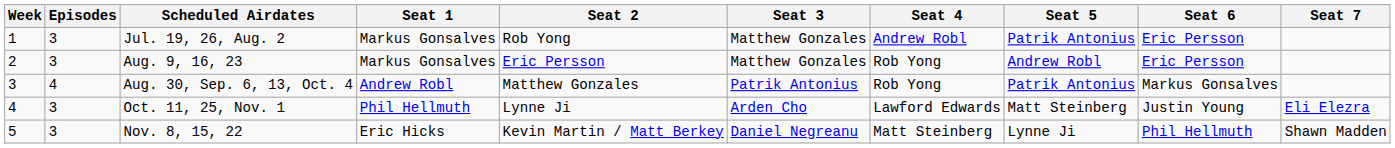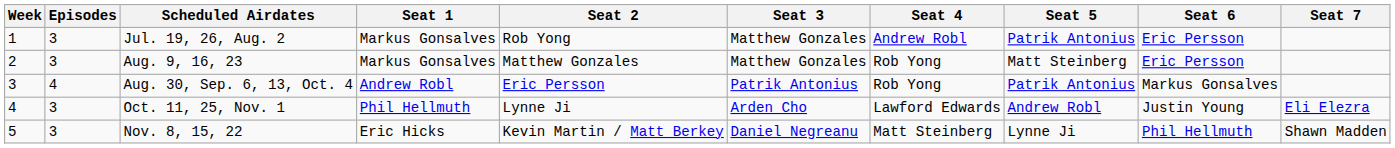(554, 62) Eric Persson -> (571, 62) Matthew Gonzales
(1054, 62) Andrew Robl -> (1067, 62) Matt Steinberg
(571, 85) Matthew Gonzales -> (554, 85) Eric Persson
(1067, 108) Matt Steinberg -> (1054, 108) Andrew Robl
